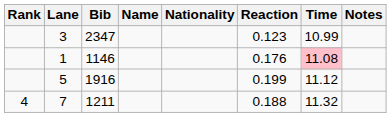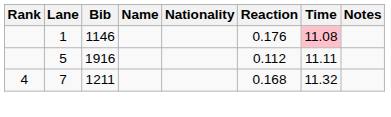- row: (63, 36)
(269, 79) 0.199 -> (269, 58) 0.112
(321, 79) 11.12 -> (321, 58) 11.11
(269, 101) 0.188 -> (269, 79) 0.168
